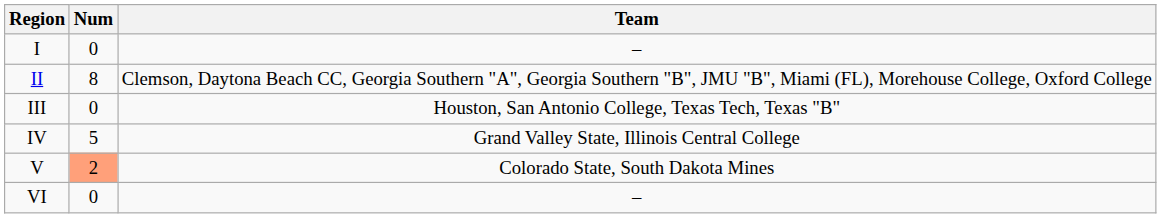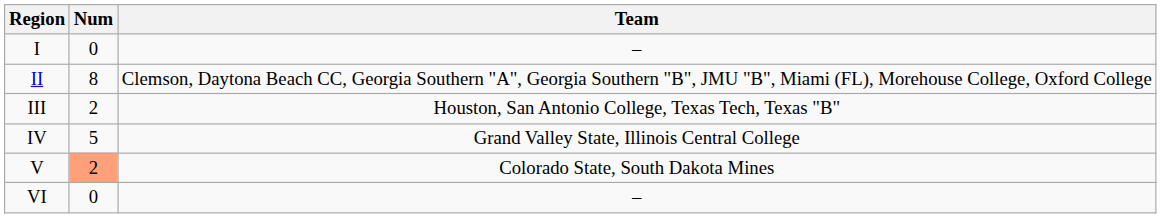(93, 108) 0 -> (93, 108) 2
